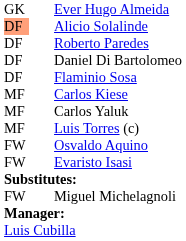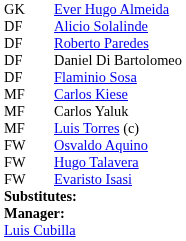(13, 26) lightsalmon background -> (13, 26) no background
+ row: (96, 162)
- row: (115, 196)
